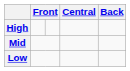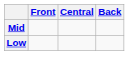- row: (17, 27)
